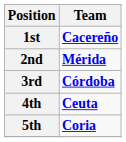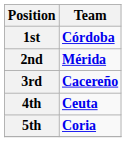(90, 37) Cacereño -> (88, 37) Córdoba
(88, 81) Córdoba -> (90, 81) Cacereño
